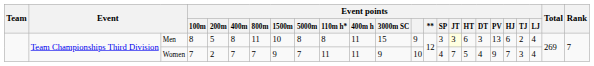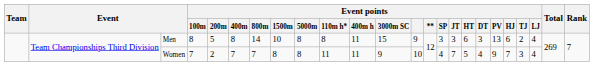(256, 40) 11 -> (256, 40) 14
(453, 40) lightyellow background -> (453, 40) no background
(275, 54) 9 -> (275, 54) 8
(299, 54) 7 -> (299, 54) 8
